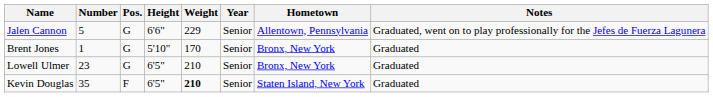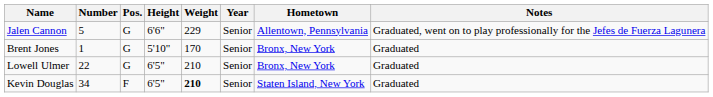(84, 65) 23 -> (84, 65) 22
(84, 83) 35 -> (84, 83) 34
